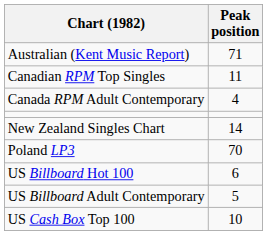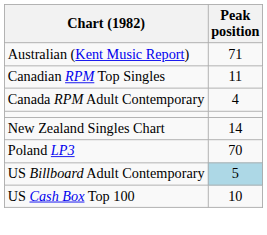- row: (71, 173)
(235, 196) no background -> (235, 173) lightblue background
